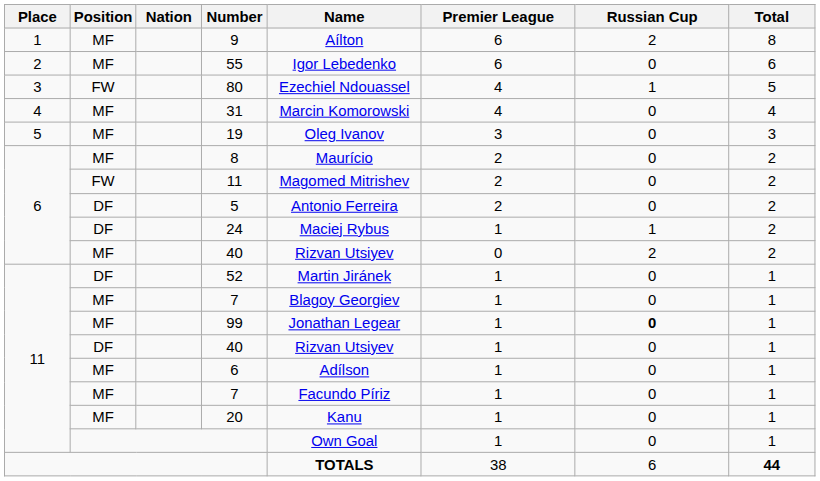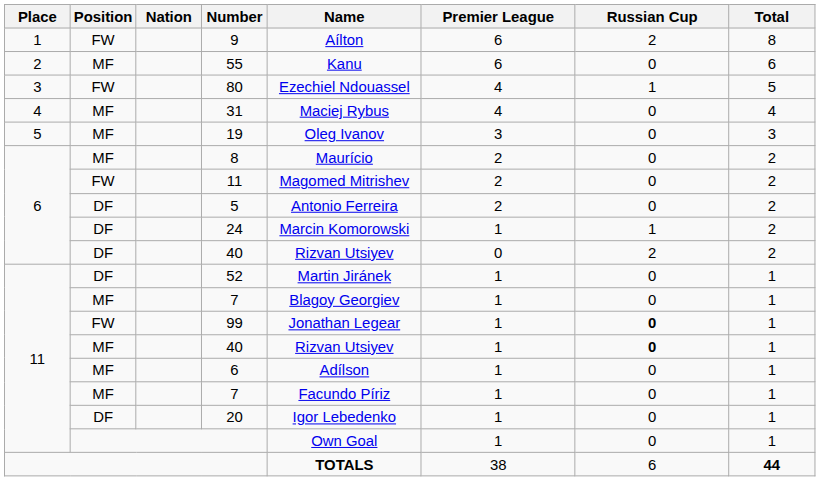(103, 40) MF -> (103, 40) FW
(344, 64) Igor Lebedenko -> (344, 64) Kanu
(344, 111) Marcin Komorowski -> (344, 111) Maciej Rybus
(344, 229) Maciej Rybus -> (344, 229) Marcin Komorowski
(103, 252) MF -> (103, 252) DF
(103, 323) MF -> (103, 323) FW
(103, 347) DF -> (103, 347) MF
(652, 347) normal -> (652, 347) bold
(103, 417) MF -> (103, 417) DF
(344, 417) Kanu -> (344, 417) Igor Lebedenko
